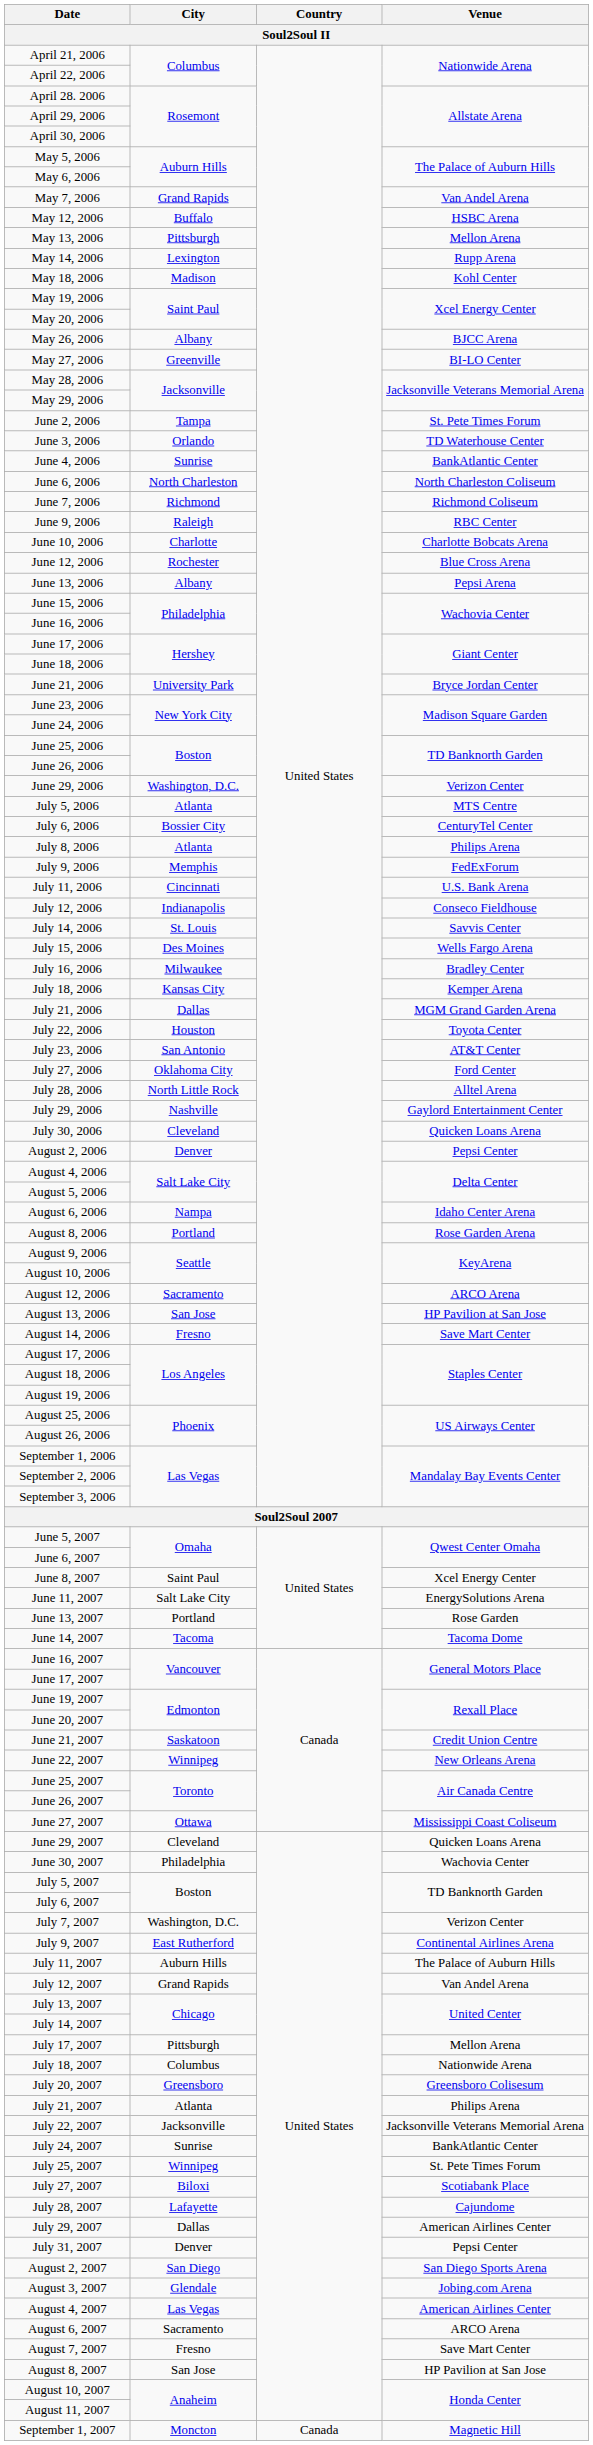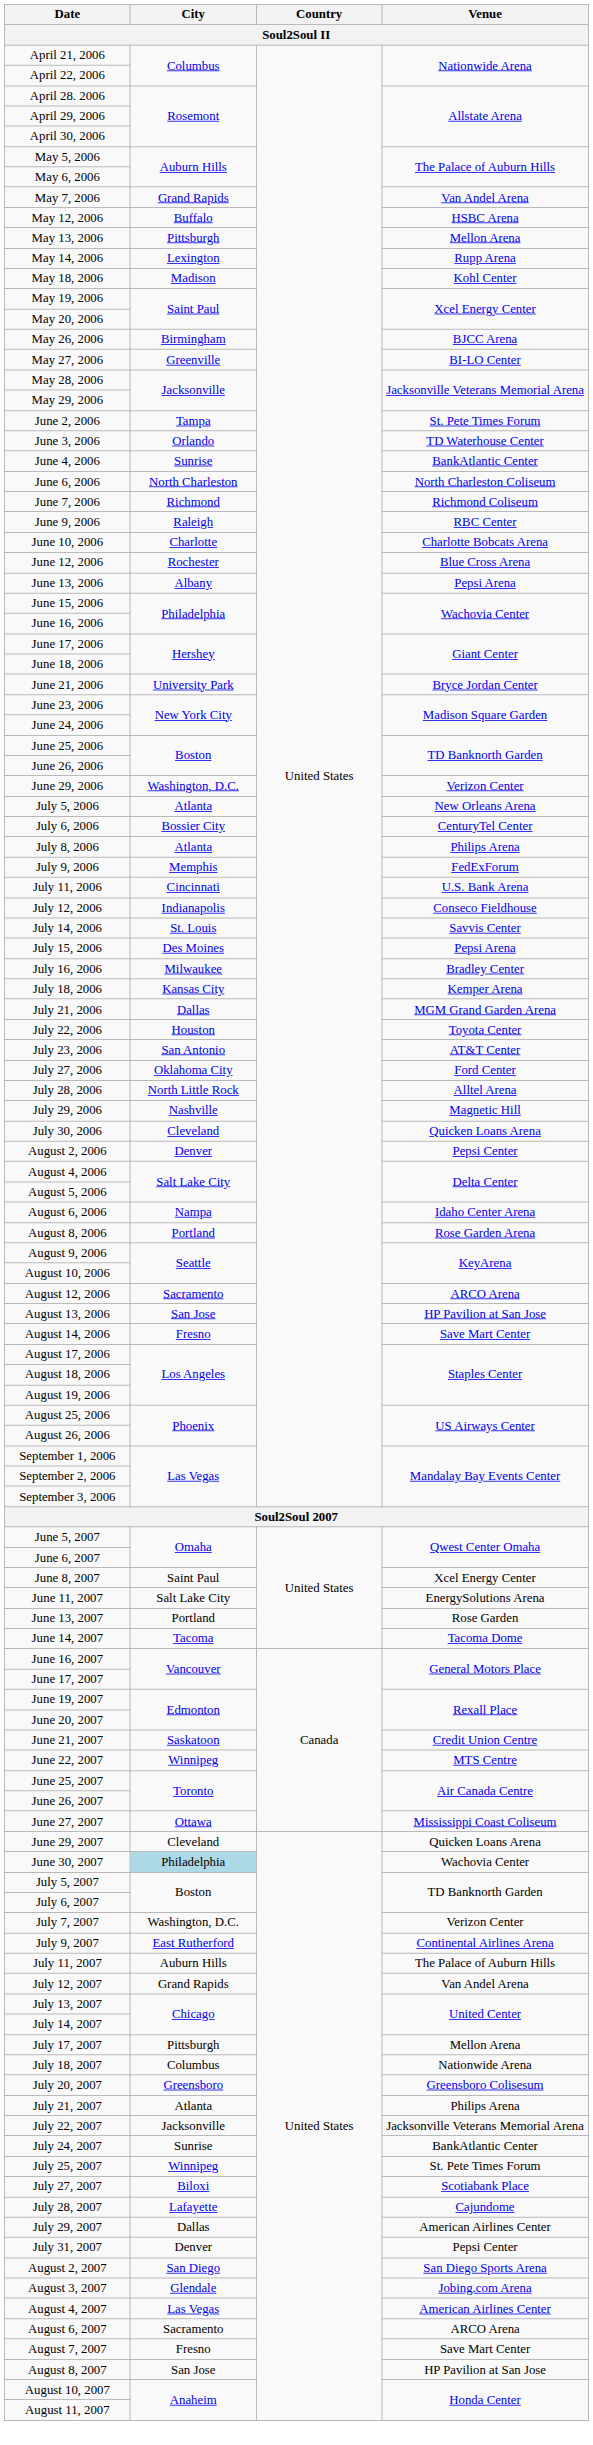(193, 339) Albany -> (193, 339) Birmingham
(485, 806) MTS Centre -> (485, 806) New Orleans Arena
(485, 948) Wells Fargo Arena -> (485, 948) Pepsi Arena
(485, 1110) Gaylord Entertainment Center -> (485, 1110) Magnetic Hill
(485, 1760) New Orleans Arena -> (485, 1760) MTS Centre
(193, 1861) no background -> (193, 1861) lightblue background
- row: (67, 2430)
